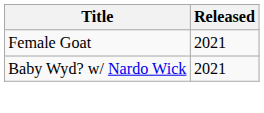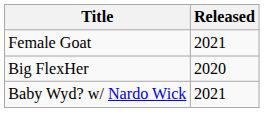+ row: (48, 68)
